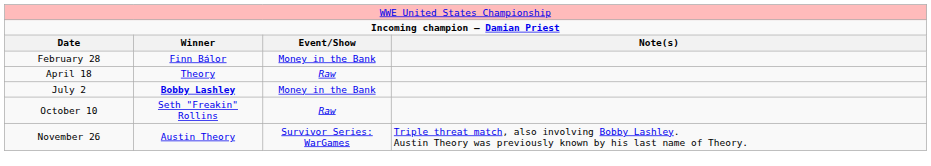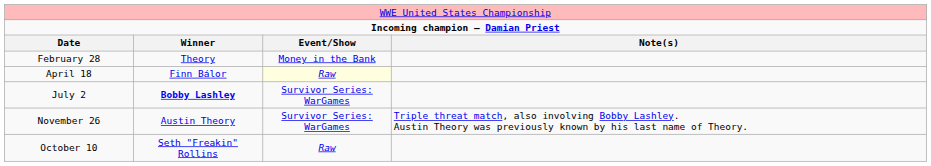(198, 58) Finn Bálor -> (198, 58) Theory
(198, 74) Theory -> (198, 74) Finn Bálor
(327, 74) no background -> (327, 74) lightyellow background
(327, 89) Money in the Bank -> (327, 95) Survivor Series: WarGames
rows swapped: (69, 110) <-> (69, 137)
